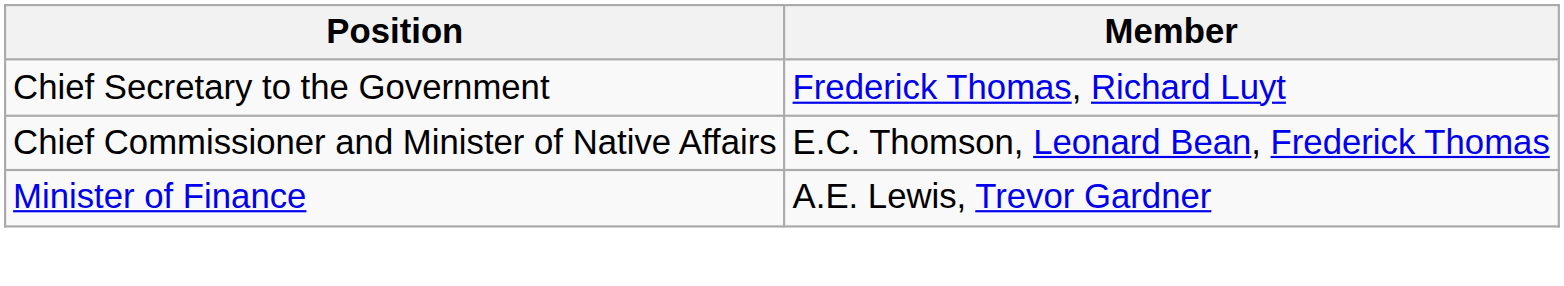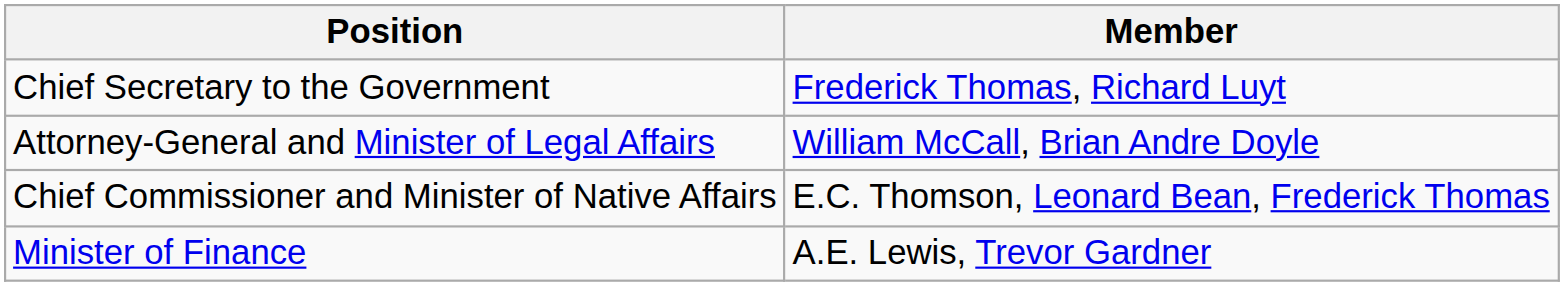+ row: (364, 142)
